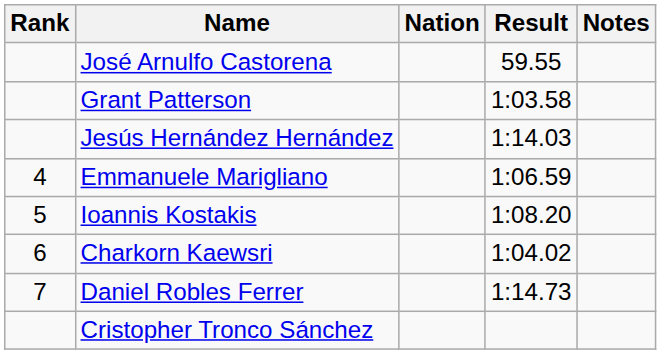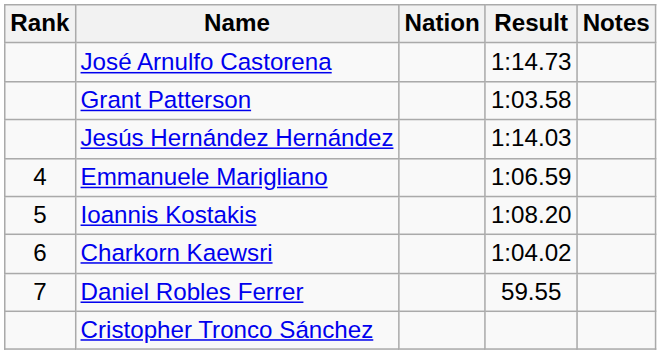(531, 61) 59.55 -> (531, 61) 1:14.73
(531, 291) 1:14.73 -> (531, 291) 59.55
